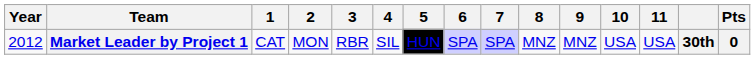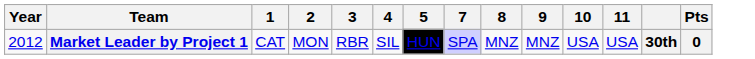- column: (463, 17)
